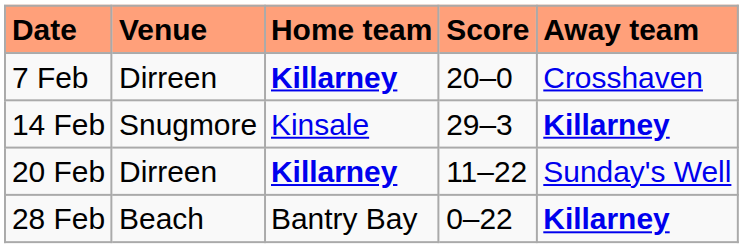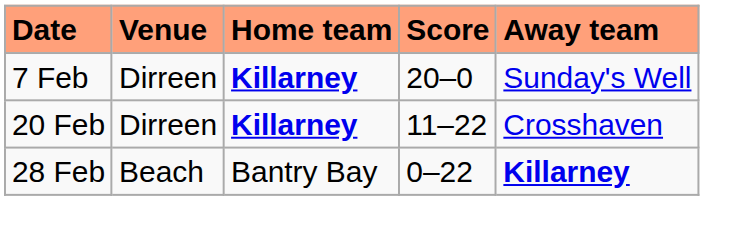(623, 76) Crosshaven -> (597, 76) Sunday's Well
- row: (59, 123)
(637, 171) Sunday's Well -> (583, 123) Crosshaven
